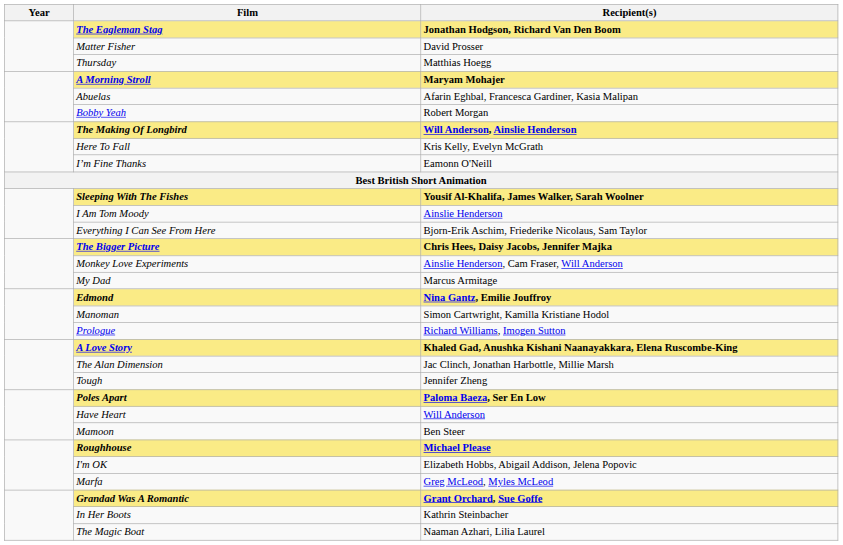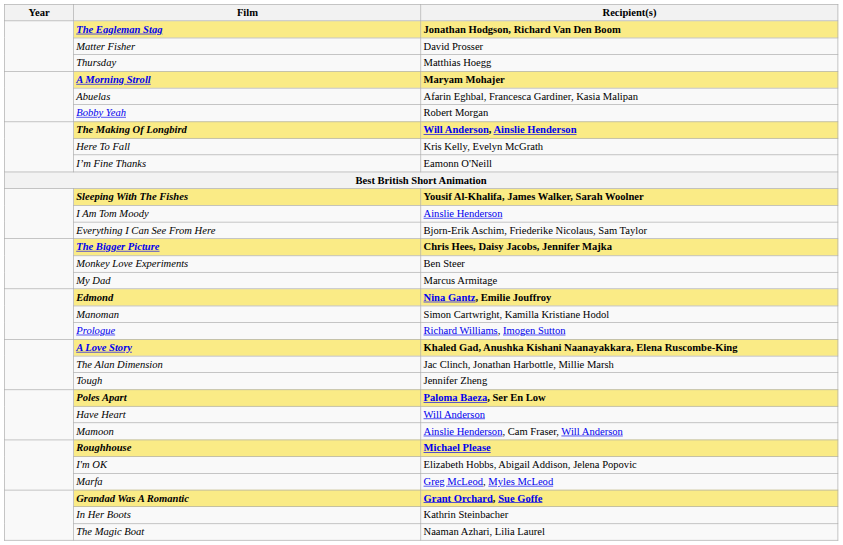(523, 264) Ainslie Henderson, Cam Fraser, Will Anderson -> (444, 264) Ben Steer
(444, 431) Ben Steer -> (523, 431) Ainslie Henderson, Cam Fraser, Will Anderson
